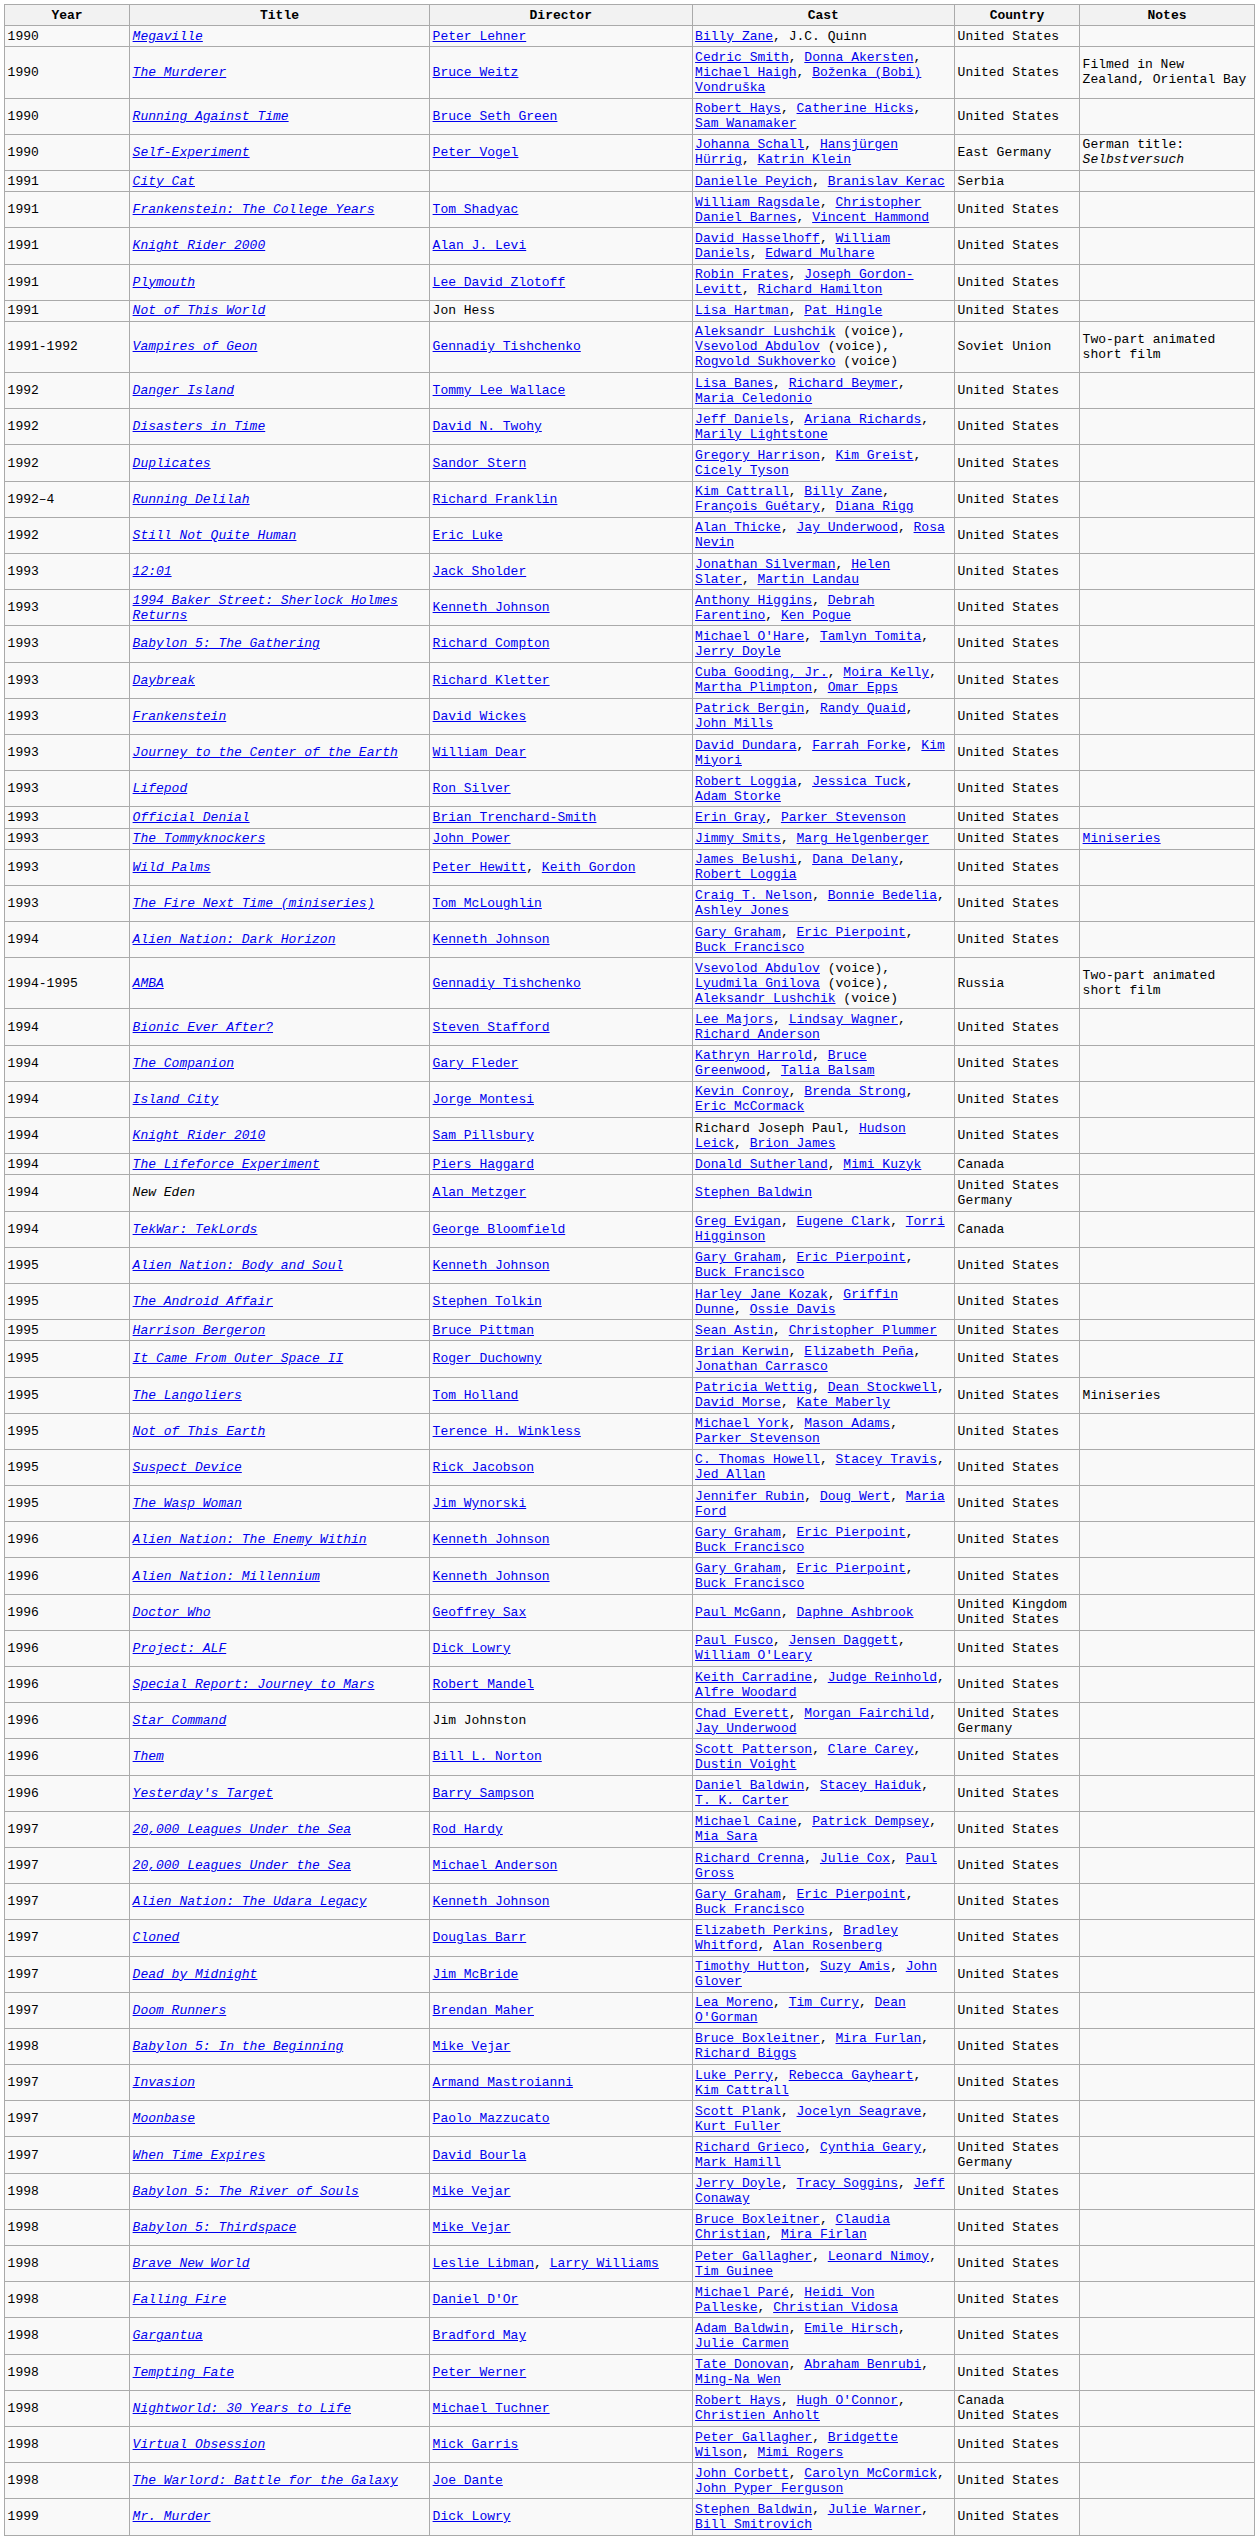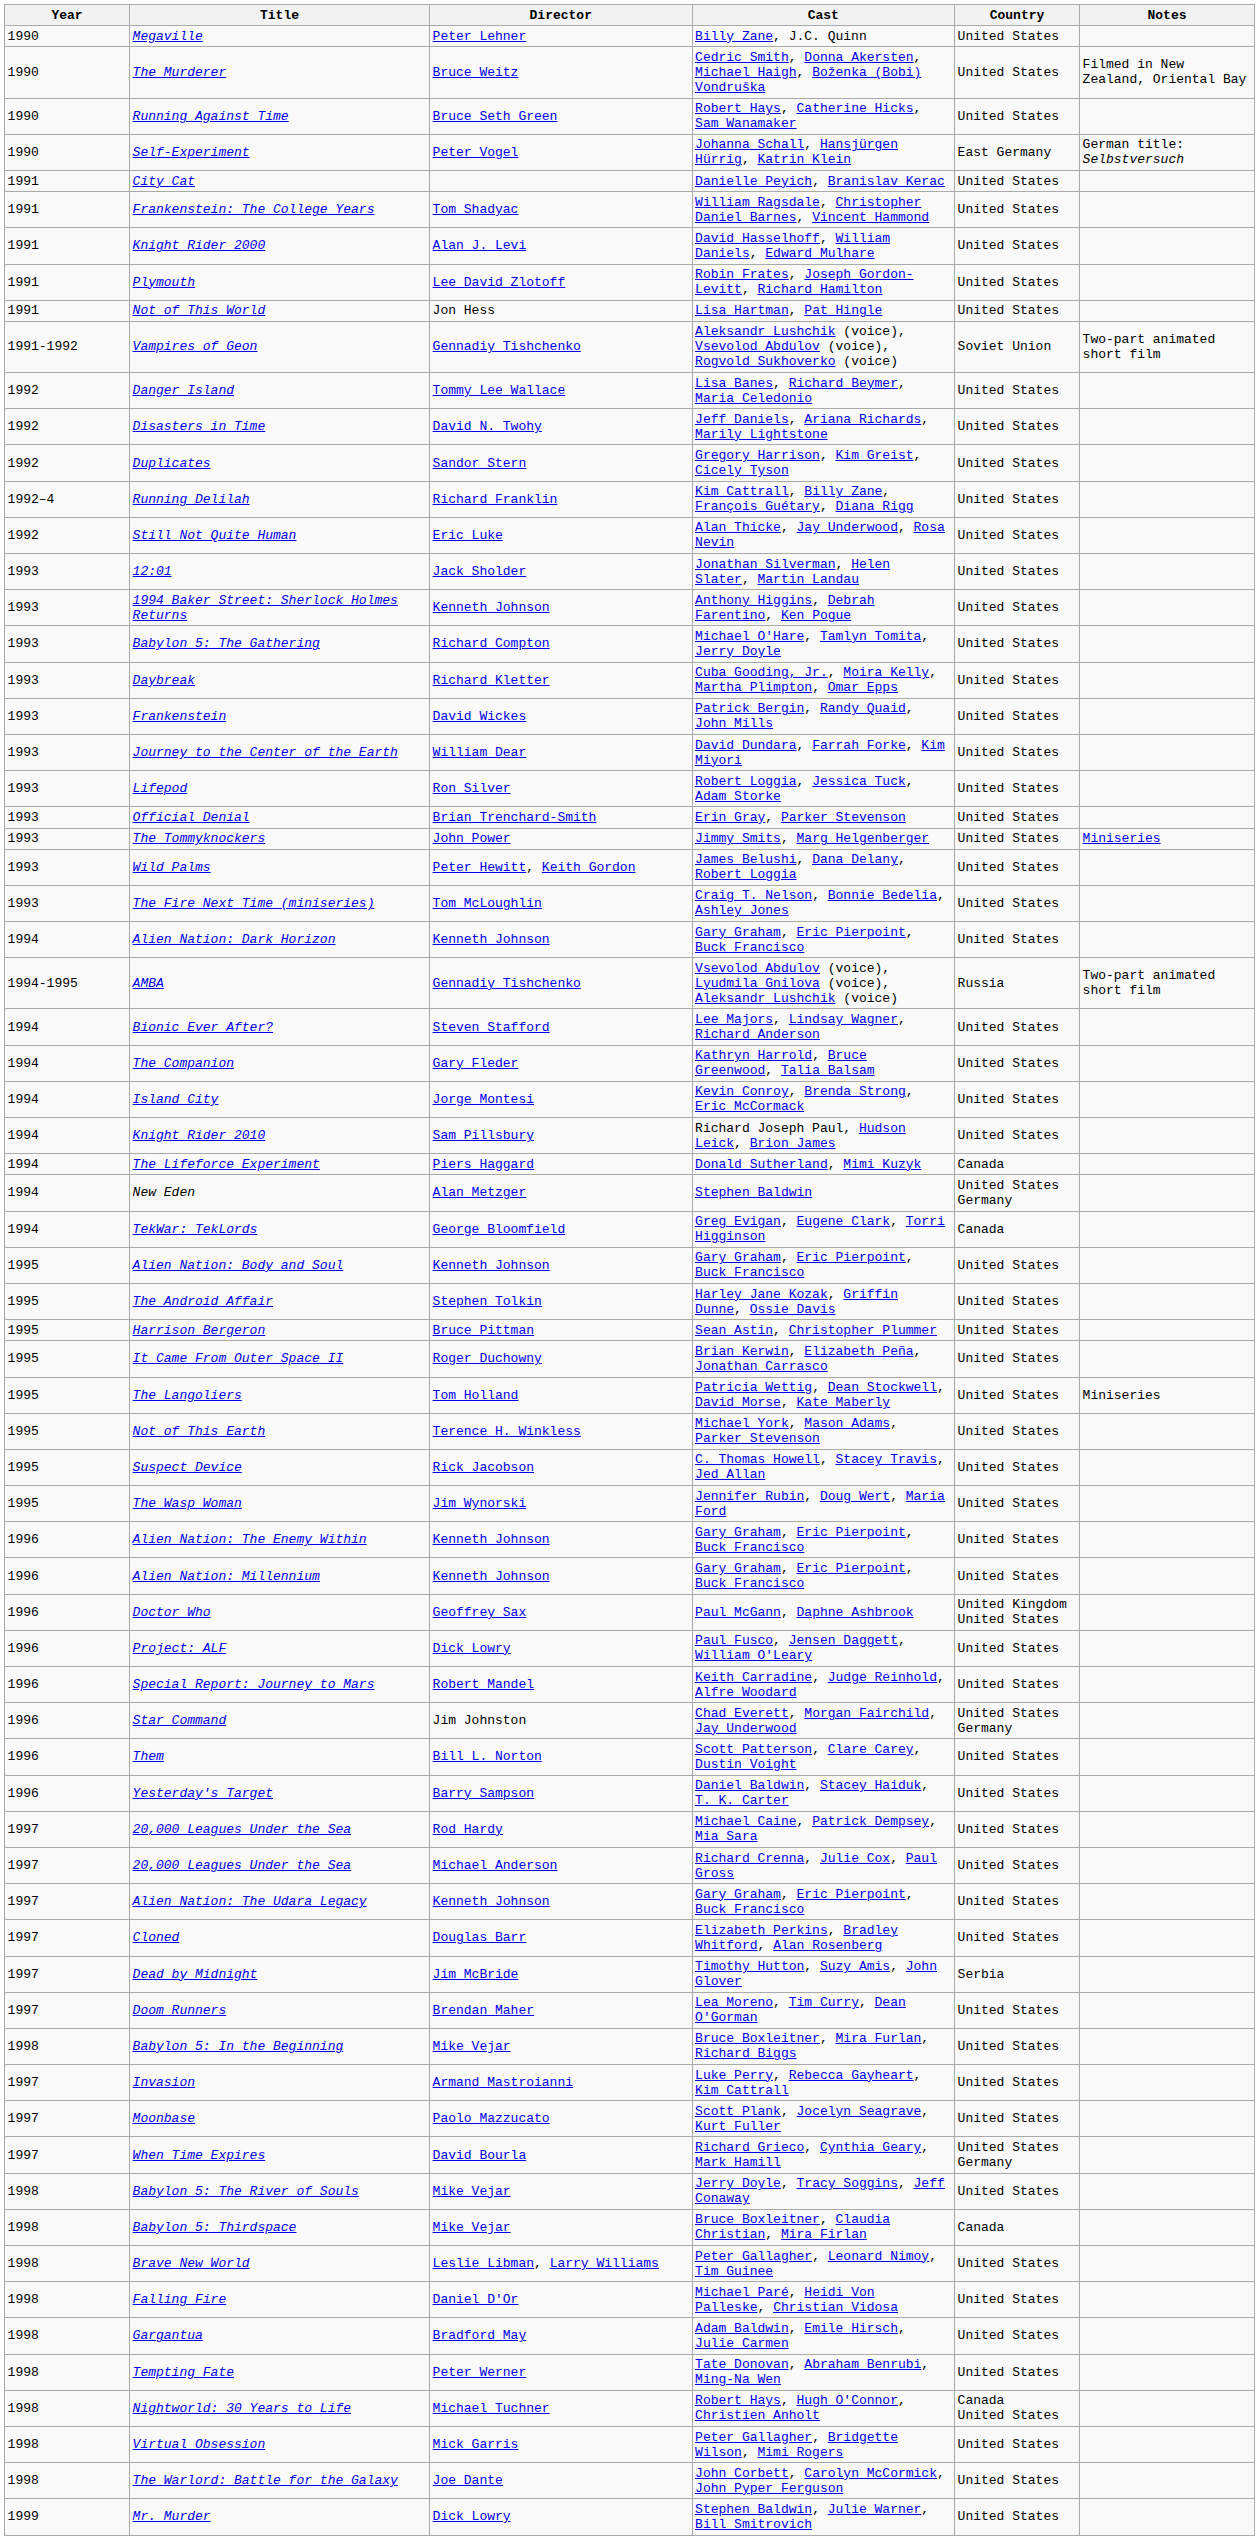(981, 181) Serbia -> (1008, 181) United States
(1008, 1974) United States -> (981, 1974) Serbia
(1008, 2227) United States -> (981, 2227) Canada
